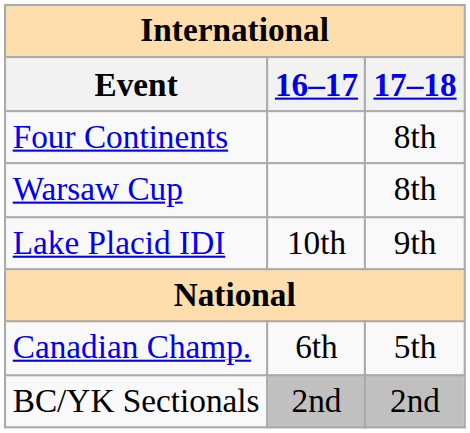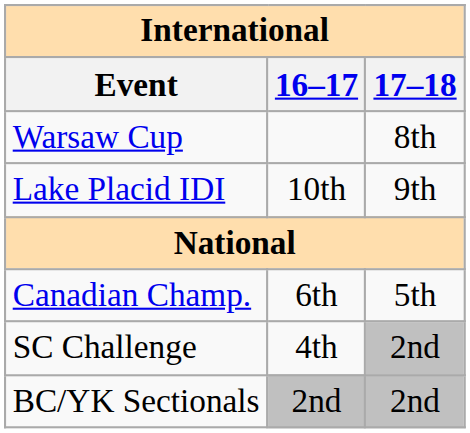- row: (120, 136)
+ row: (105, 347)
